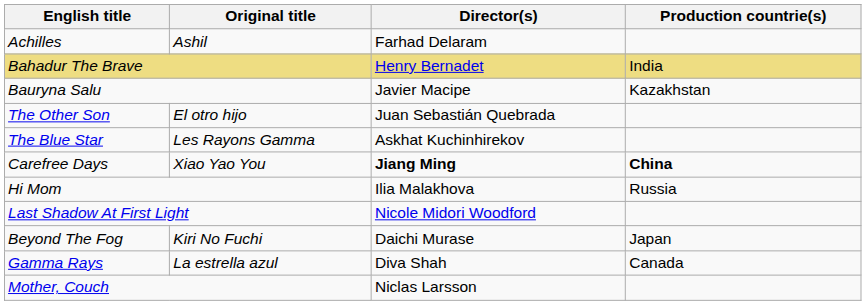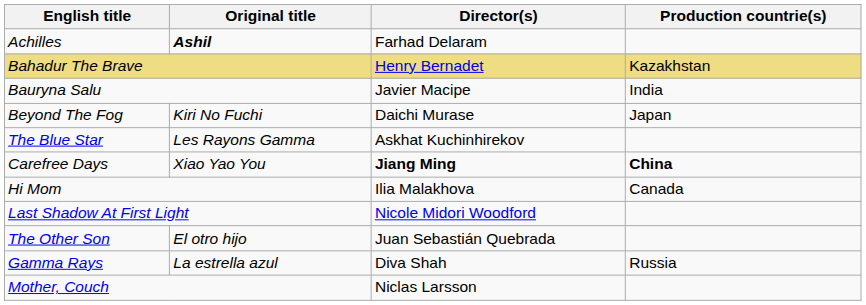(190, 41) normal -> (192, 41) bold
(646, 66) India -> (670, 66) Kazakhstan
(670, 90) Kazakhstan -> (646, 90) India
rows swapped: (65, 238) <-> (59, 115)
(653, 189) Russia -> (656, 189) Canada
(656, 262) Canada -> (653, 262) Russia
